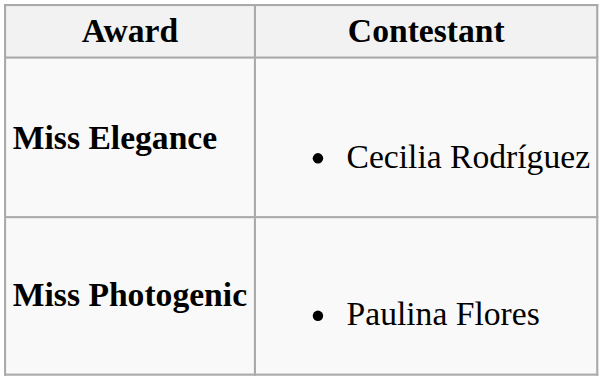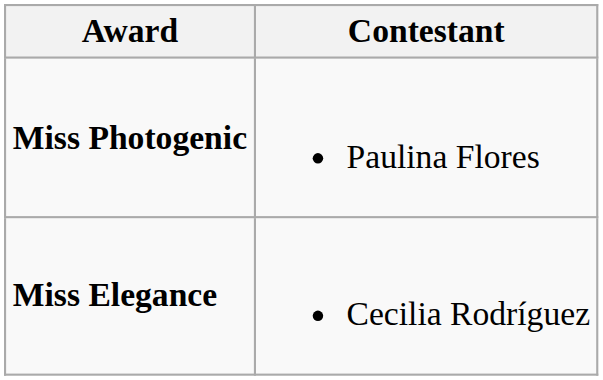rows swapped: (130, 295) <-> (115, 136)
